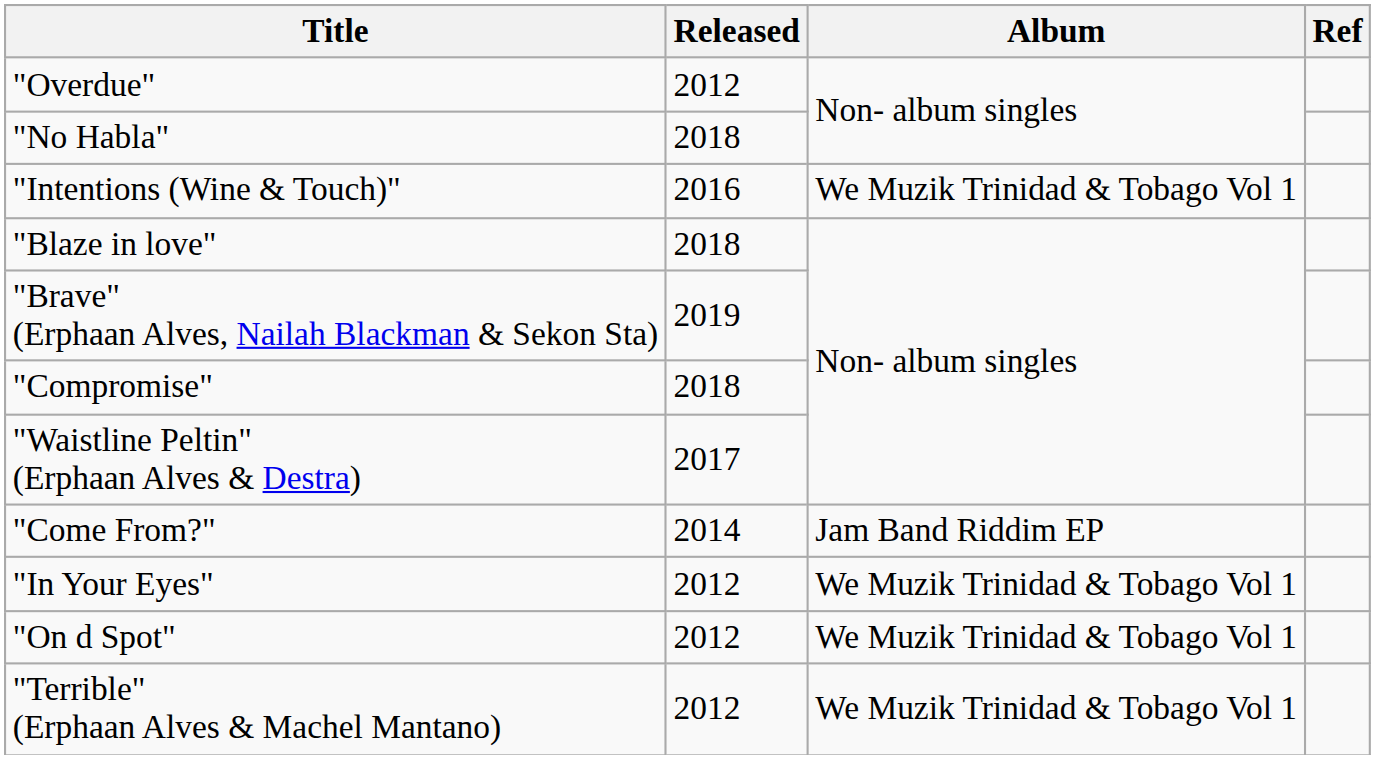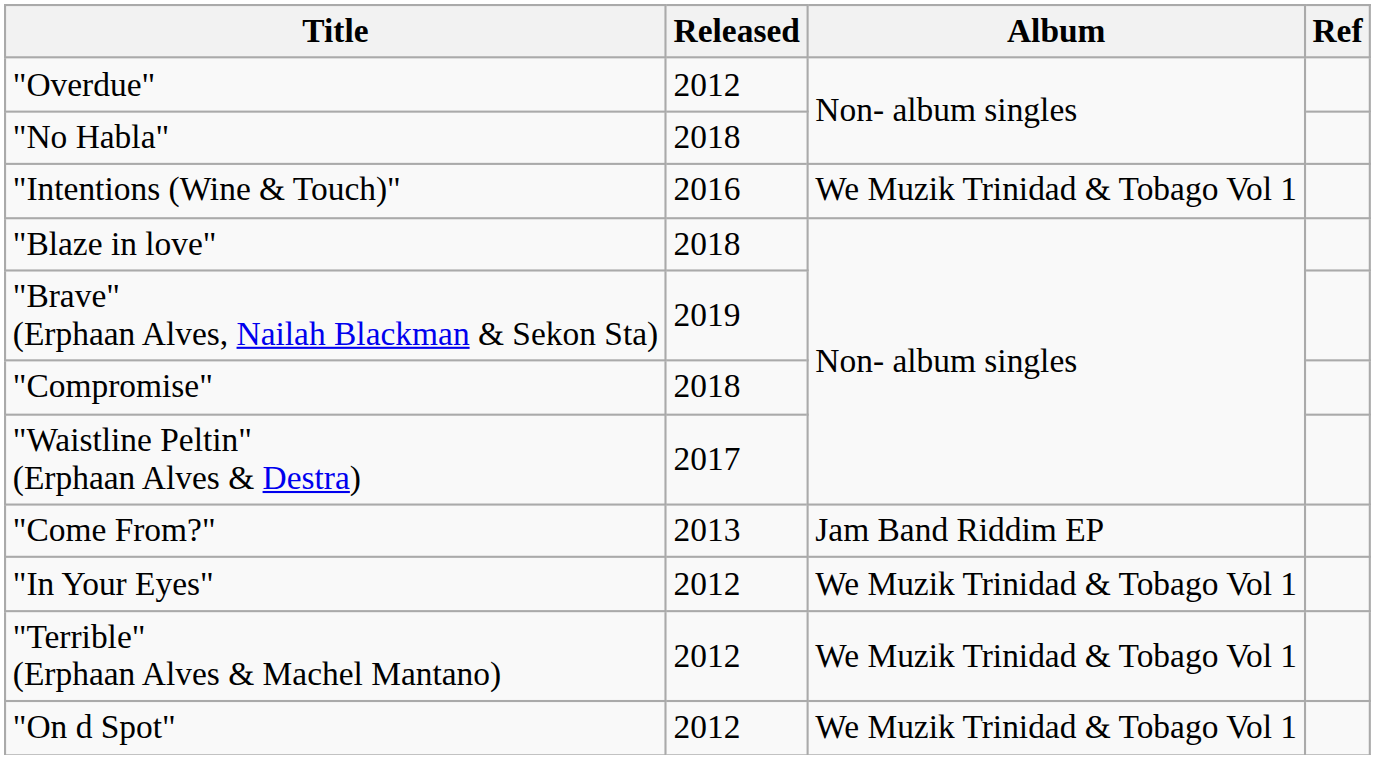(707, 530) 2014 -> (707, 530) 2013
rows swapped: (257, 708) <-> (94, 636)
